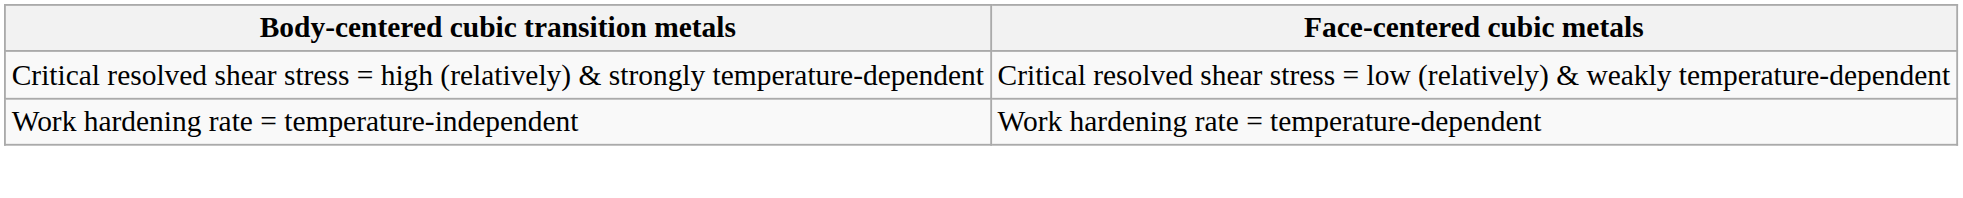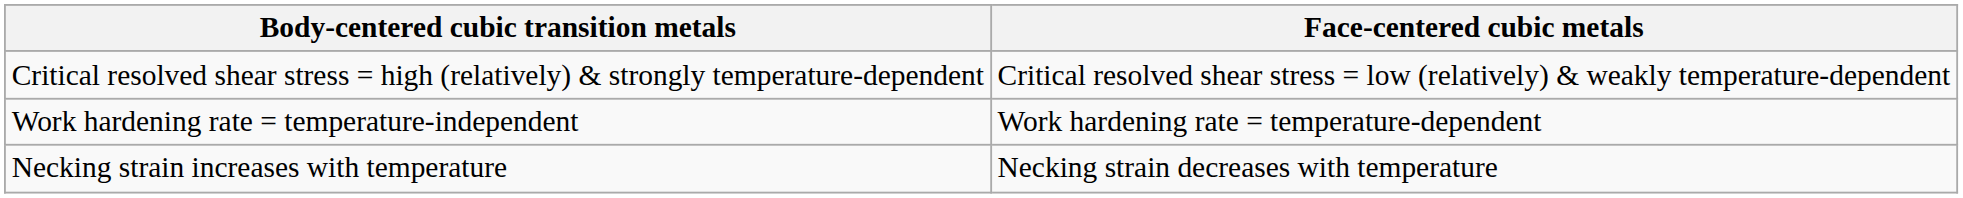+ row: (259, 167)
